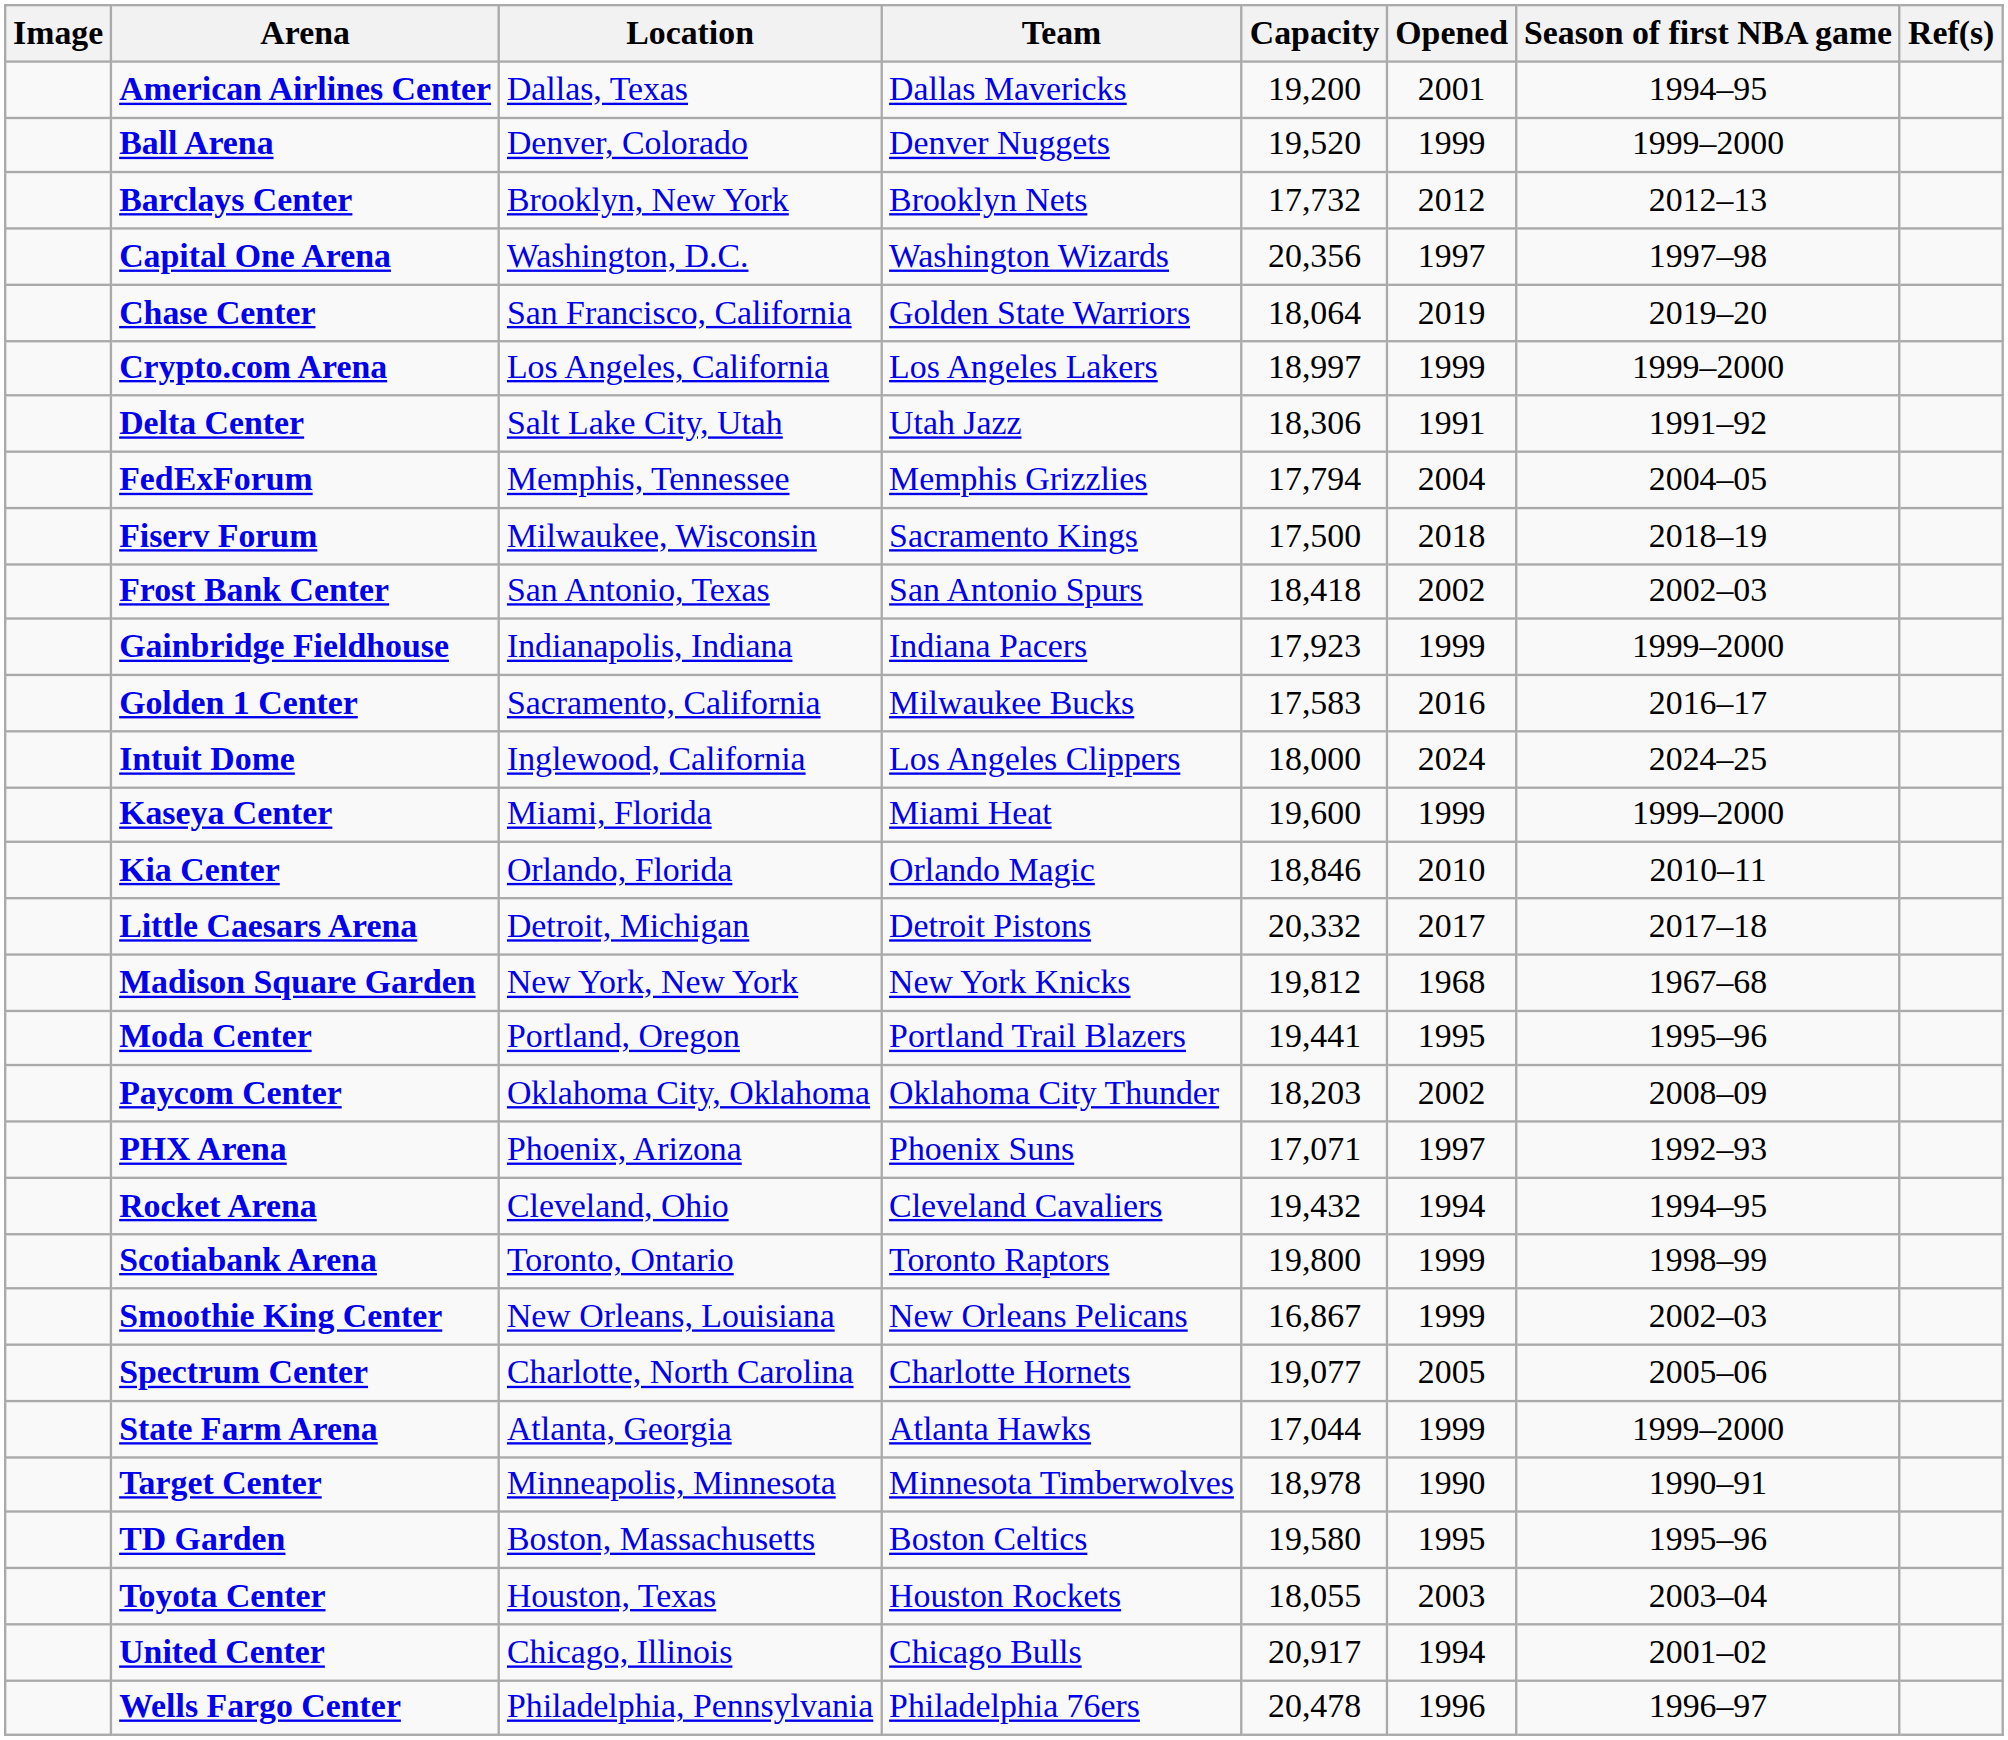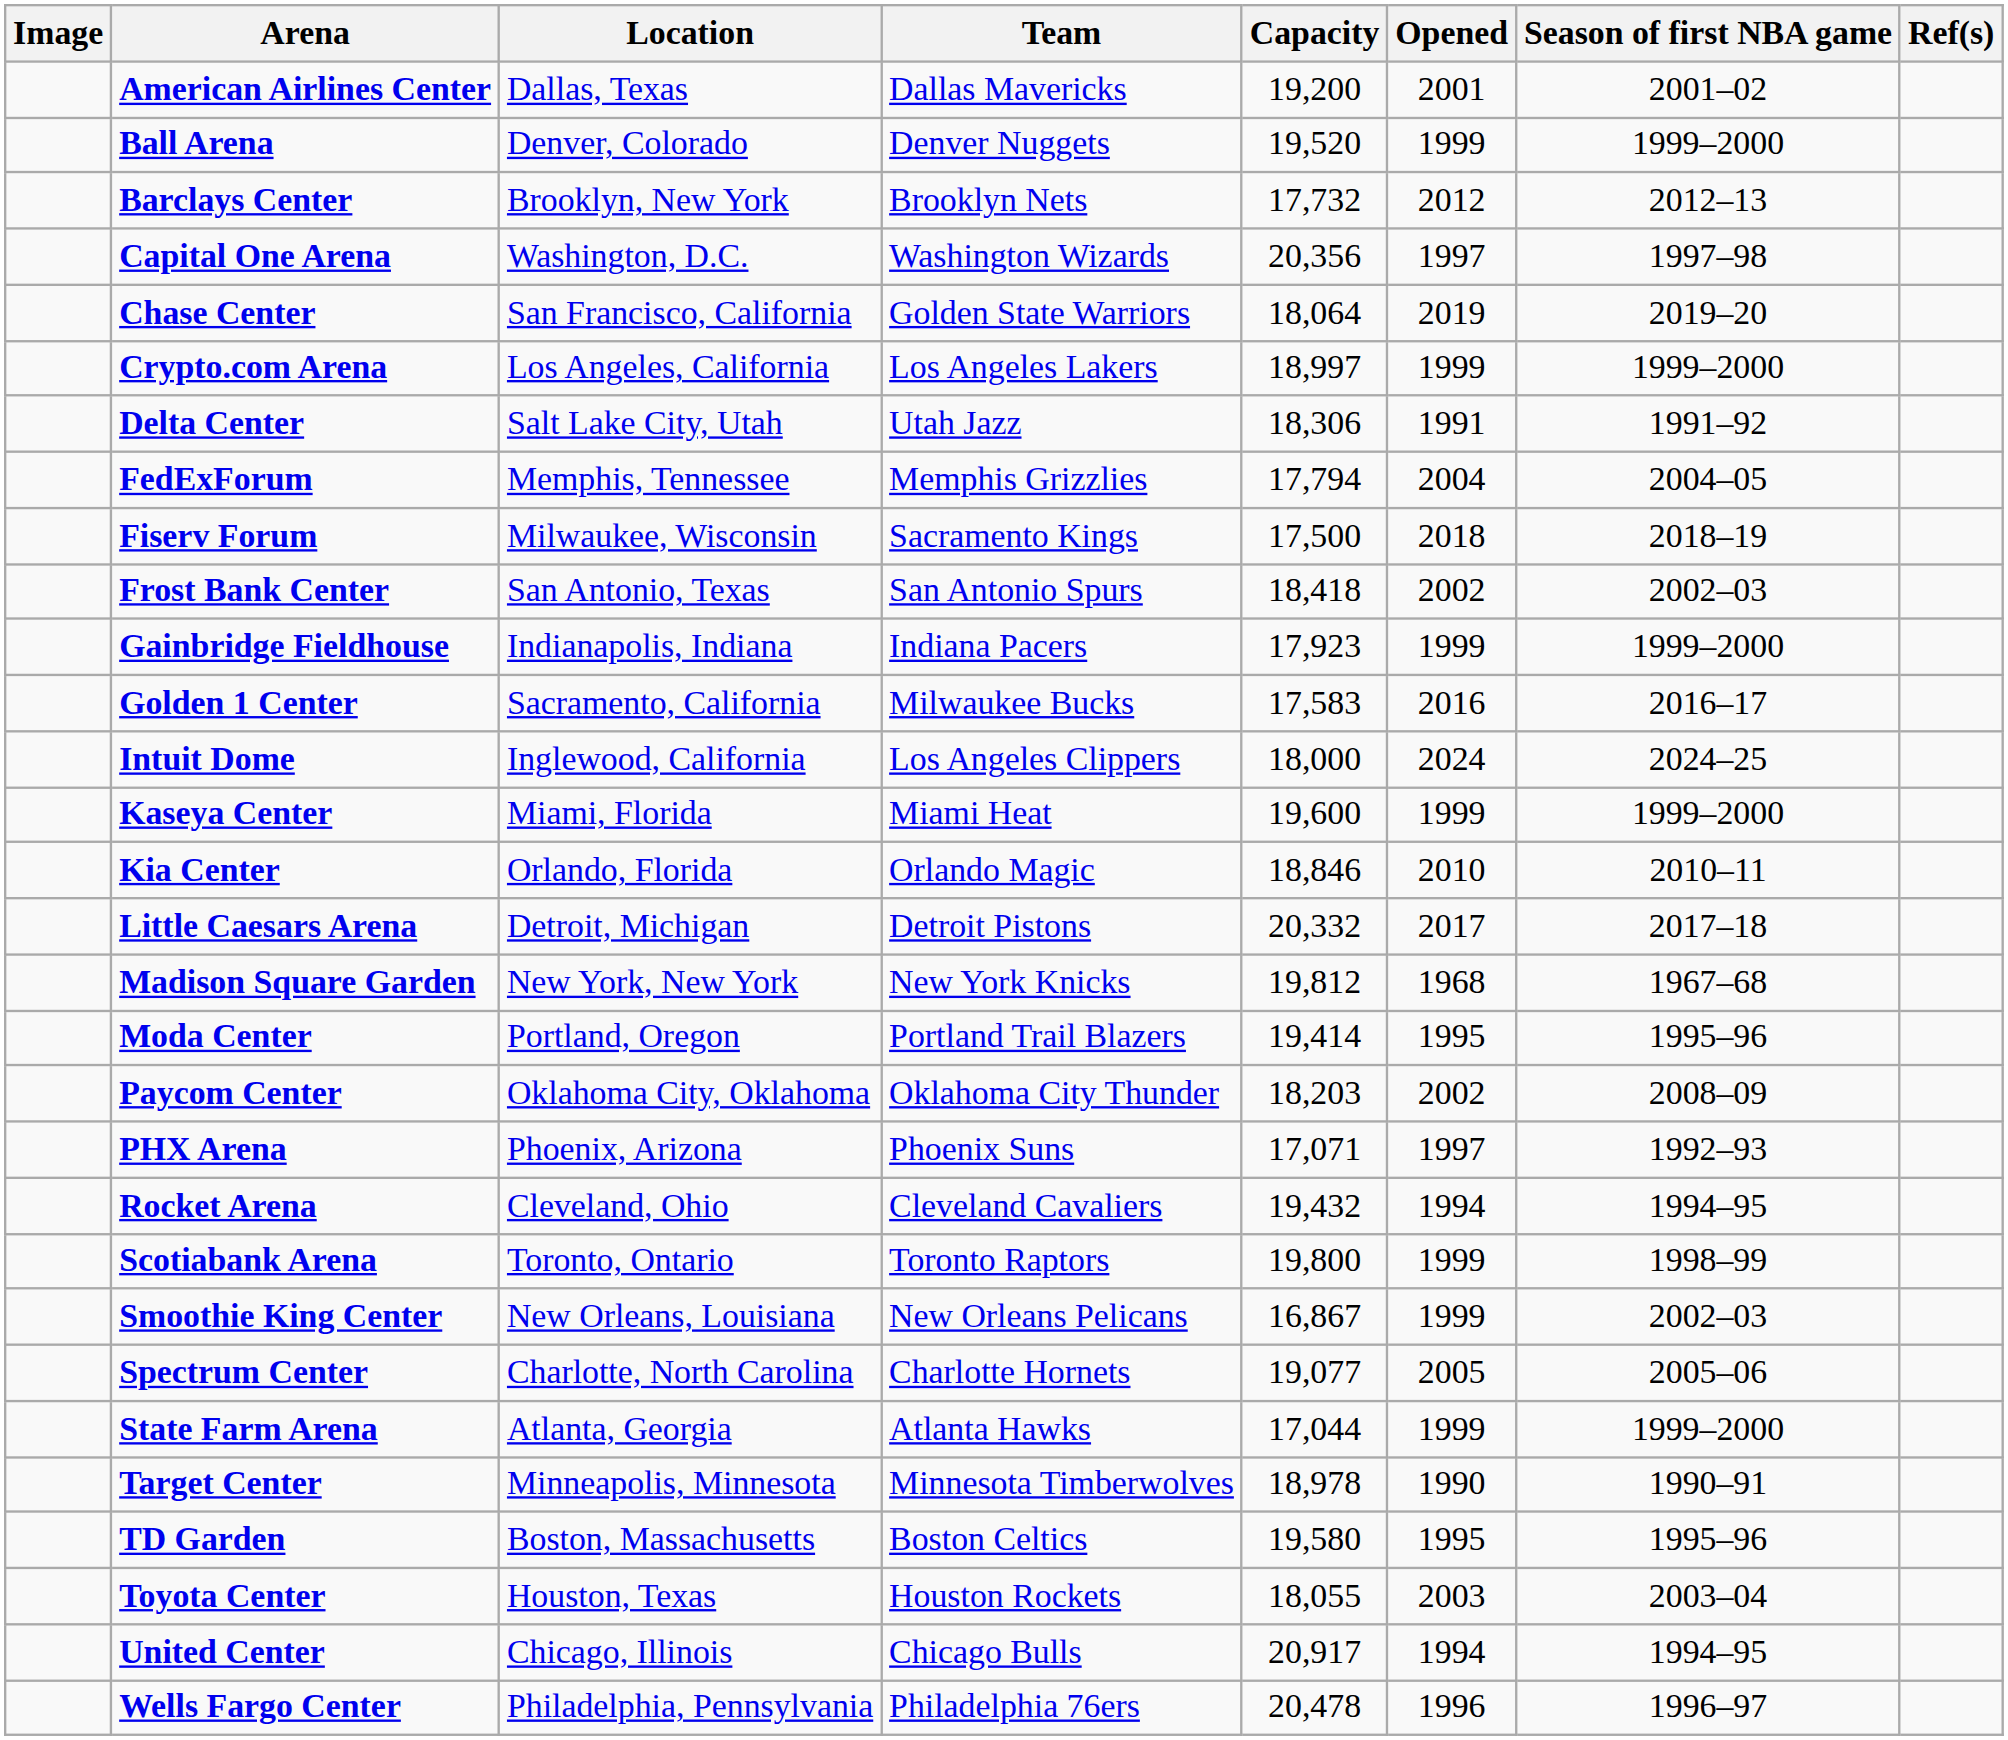(1708, 88) 1994–95 -> (1708, 88) 2001–02
(1315, 1037) 19,441 -> (1315, 1037) 19,414
(1708, 1651) 2001–02 -> (1708, 1651) 1994–95
